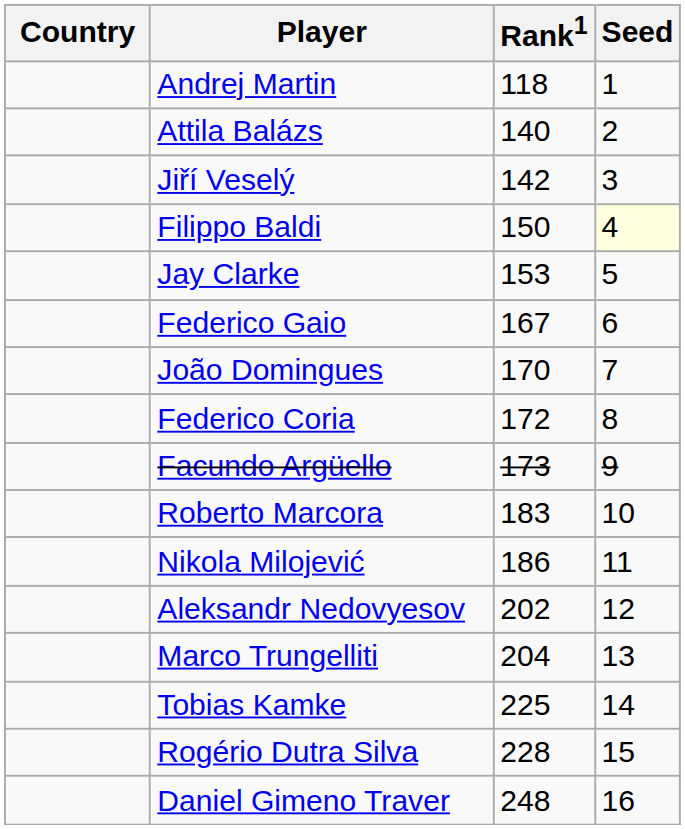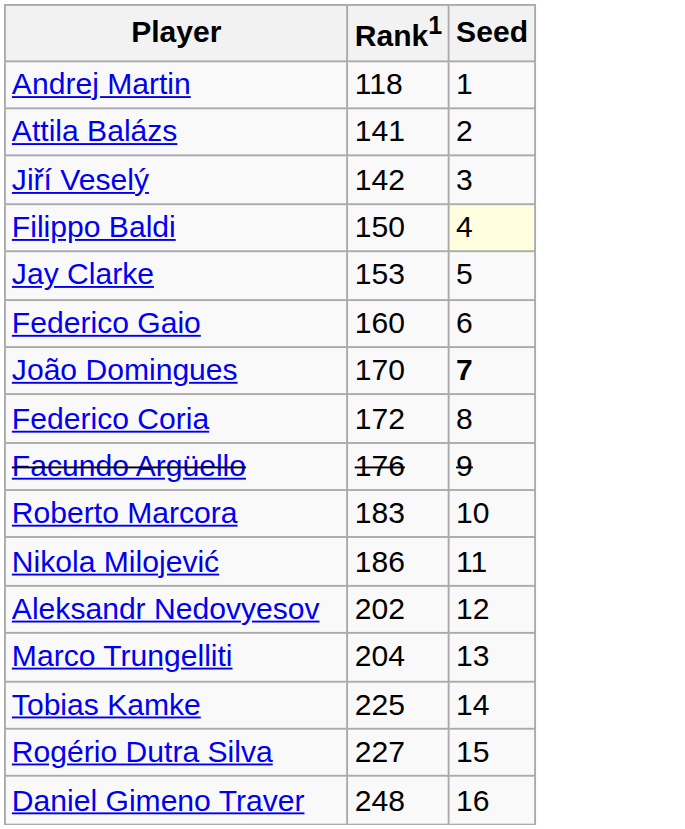- column: (78, 32)
(525, 131) 140 -> (380, 131) 141
(525, 322) 167 -> (380, 322) 160
(610, 370) normal -> (464, 370) bold
(525, 465) 173 -> (380, 465) 176
(525, 752) 228 -> (380, 752) 227
